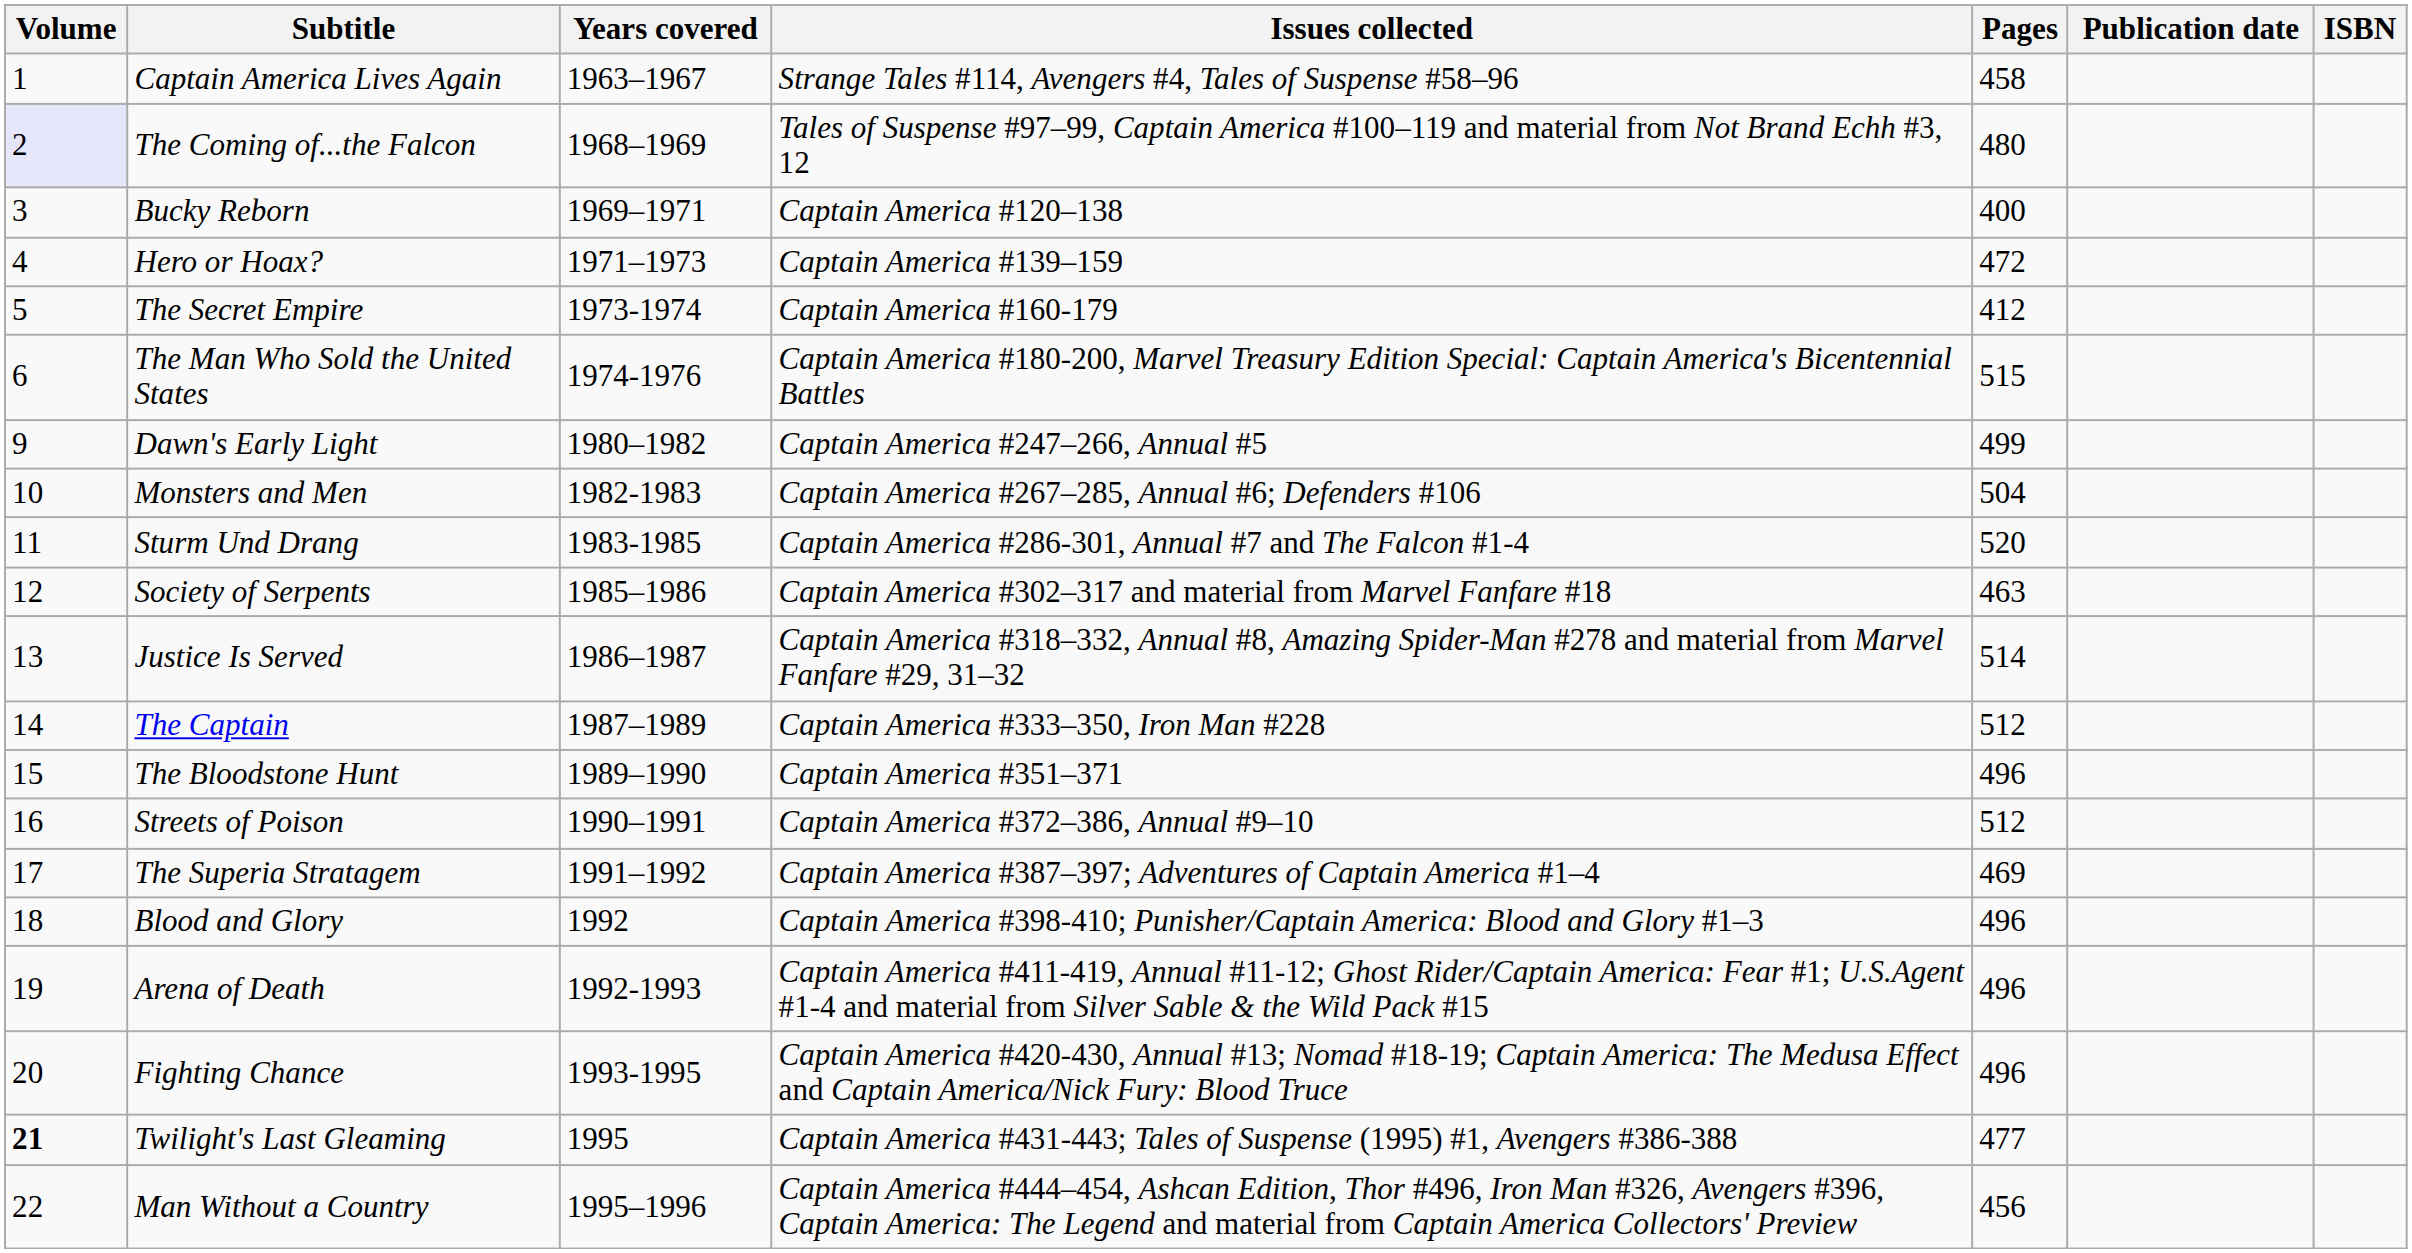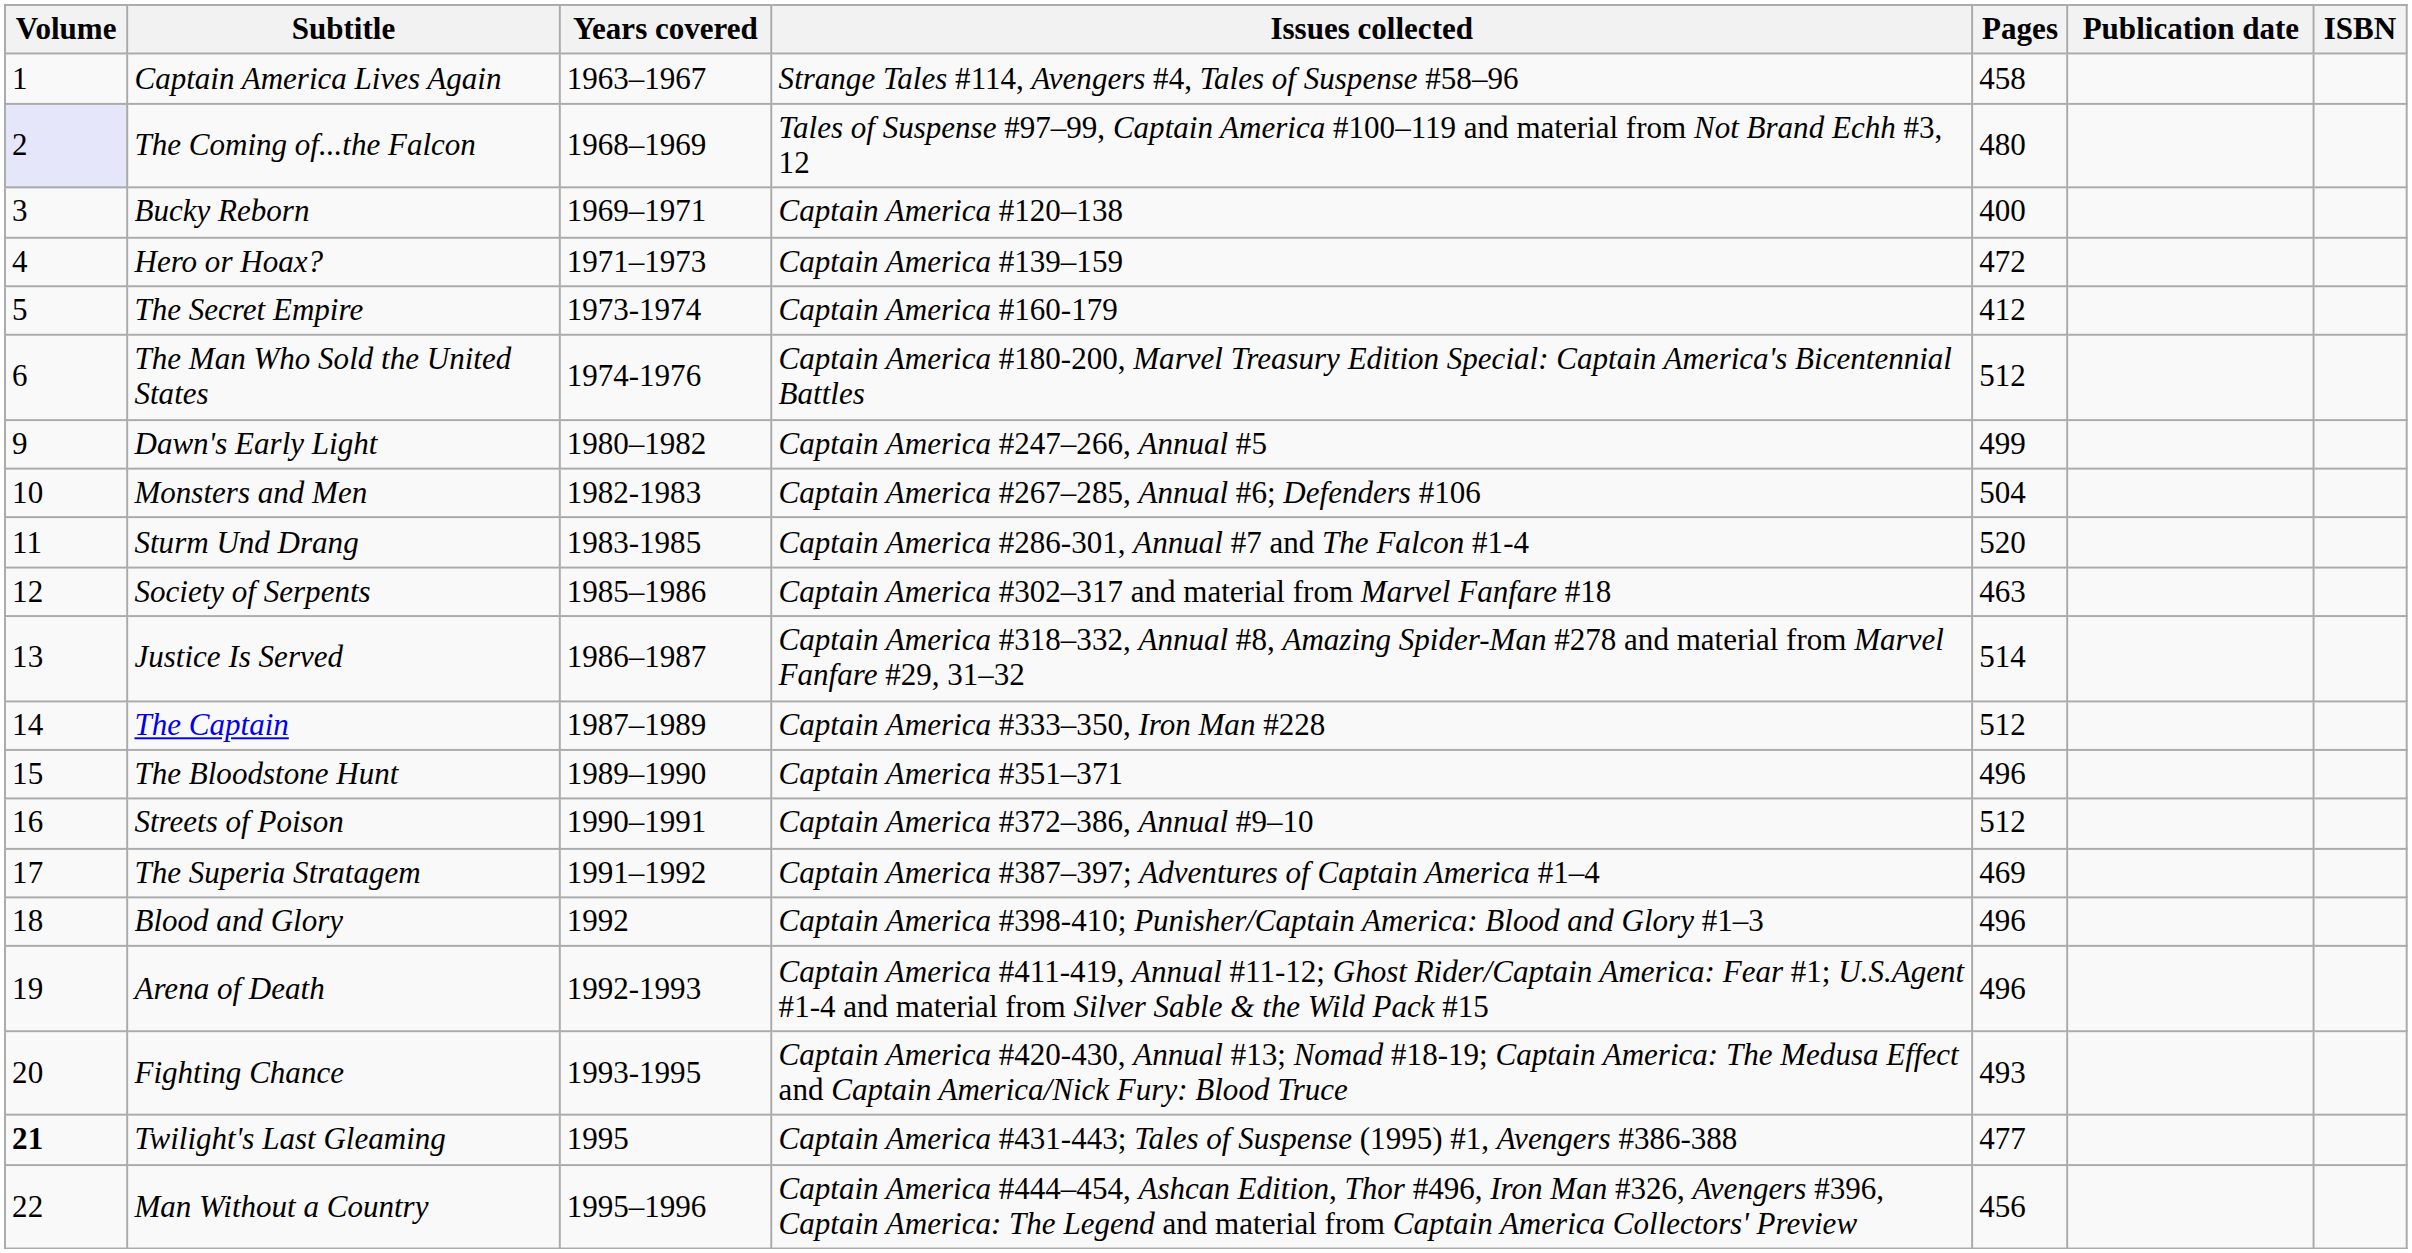(2002, 376) 515 -> (2002, 376) 512
(2002, 1072) 496 -> (2002, 1072) 493
